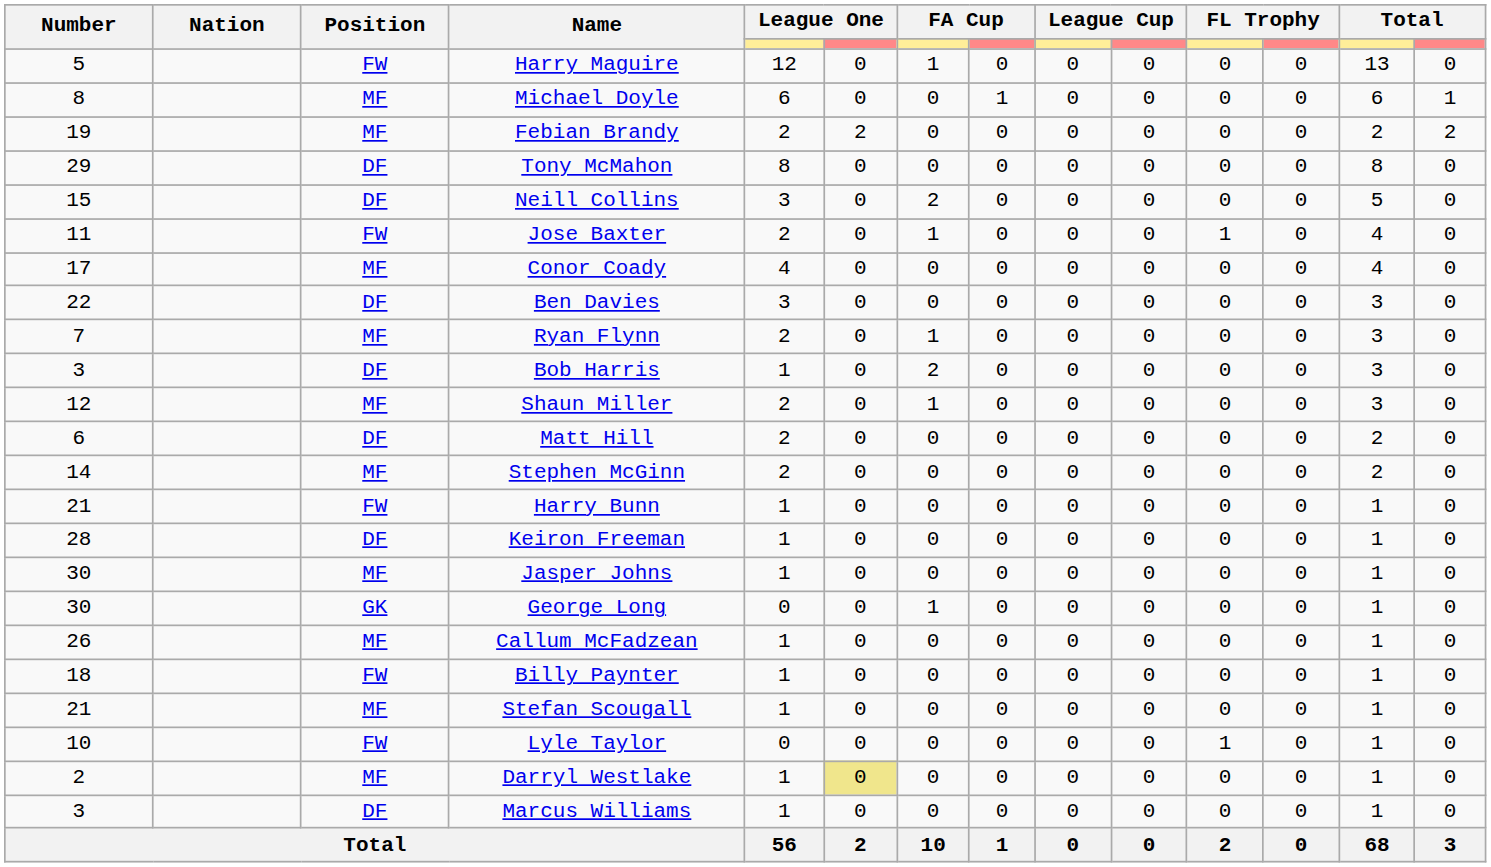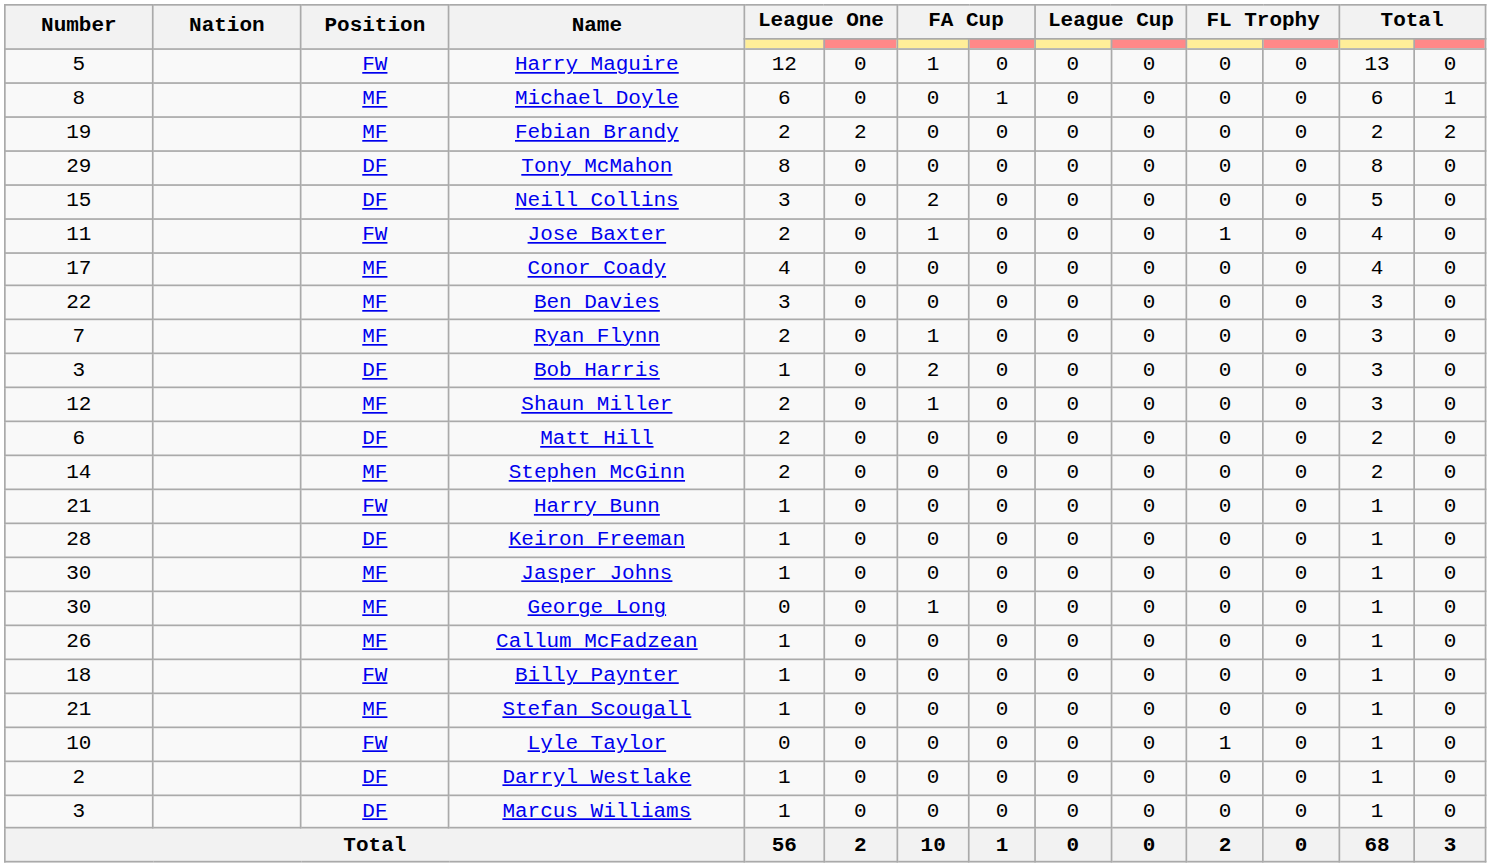(375, 303) DF -> (375, 303) MF
(375, 608) GK -> (375, 608) MF
(375, 778) MF -> (375, 778) DF
(860, 778) khaki background -> (860, 778) no background
